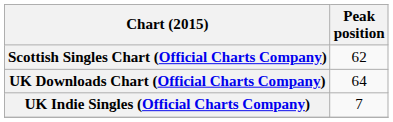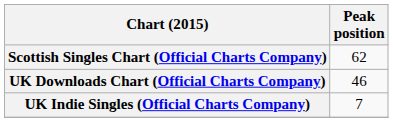(359, 81) 64 -> (359, 81) 46
